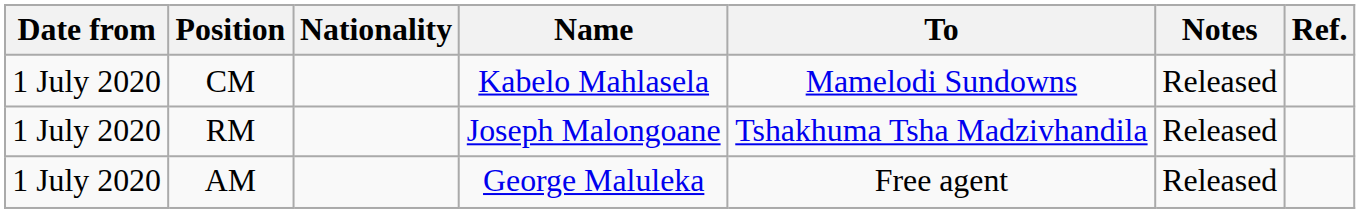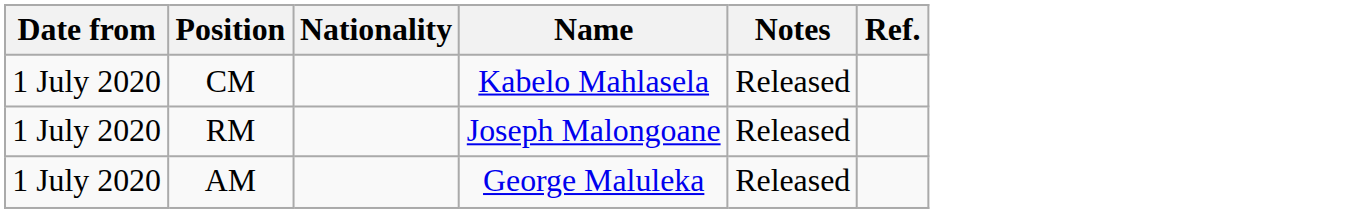- column: (941, 29)
